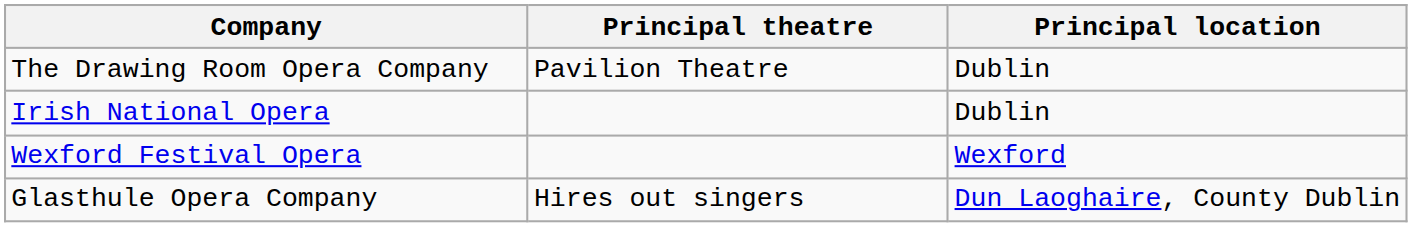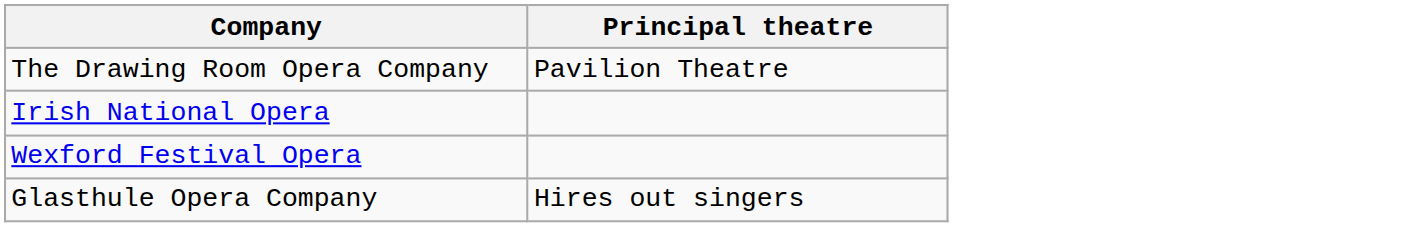- column: (1177, 27)
